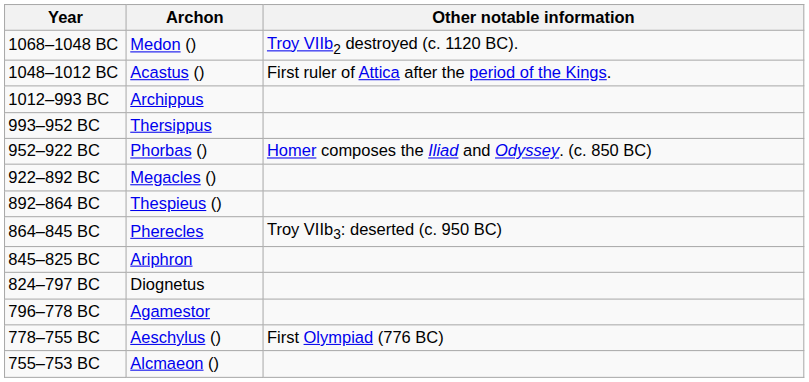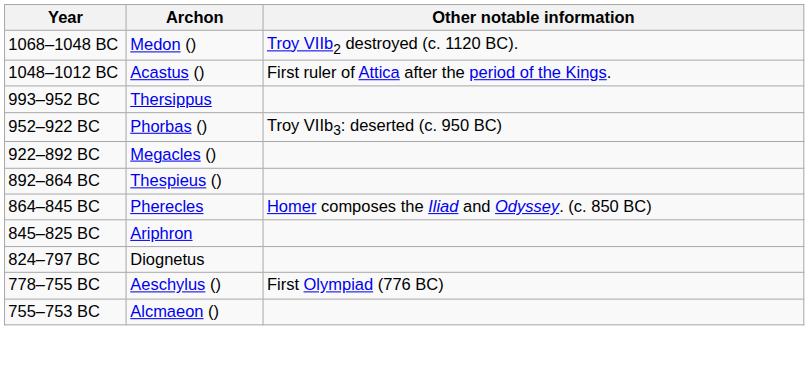- row: (59, 99)
(459, 151) Homer composes the Iliad and Odyssey. (c. 850 BC) -> (384, 127) Troy VIIb3: deserted (c. 950 BC)
(384, 232) Troy VIIb3: deserted (c. 950 BC) -> (459, 207) Homer composes the Iliad and Odyssey. (c. 850 BC)
- row: (54, 311)
